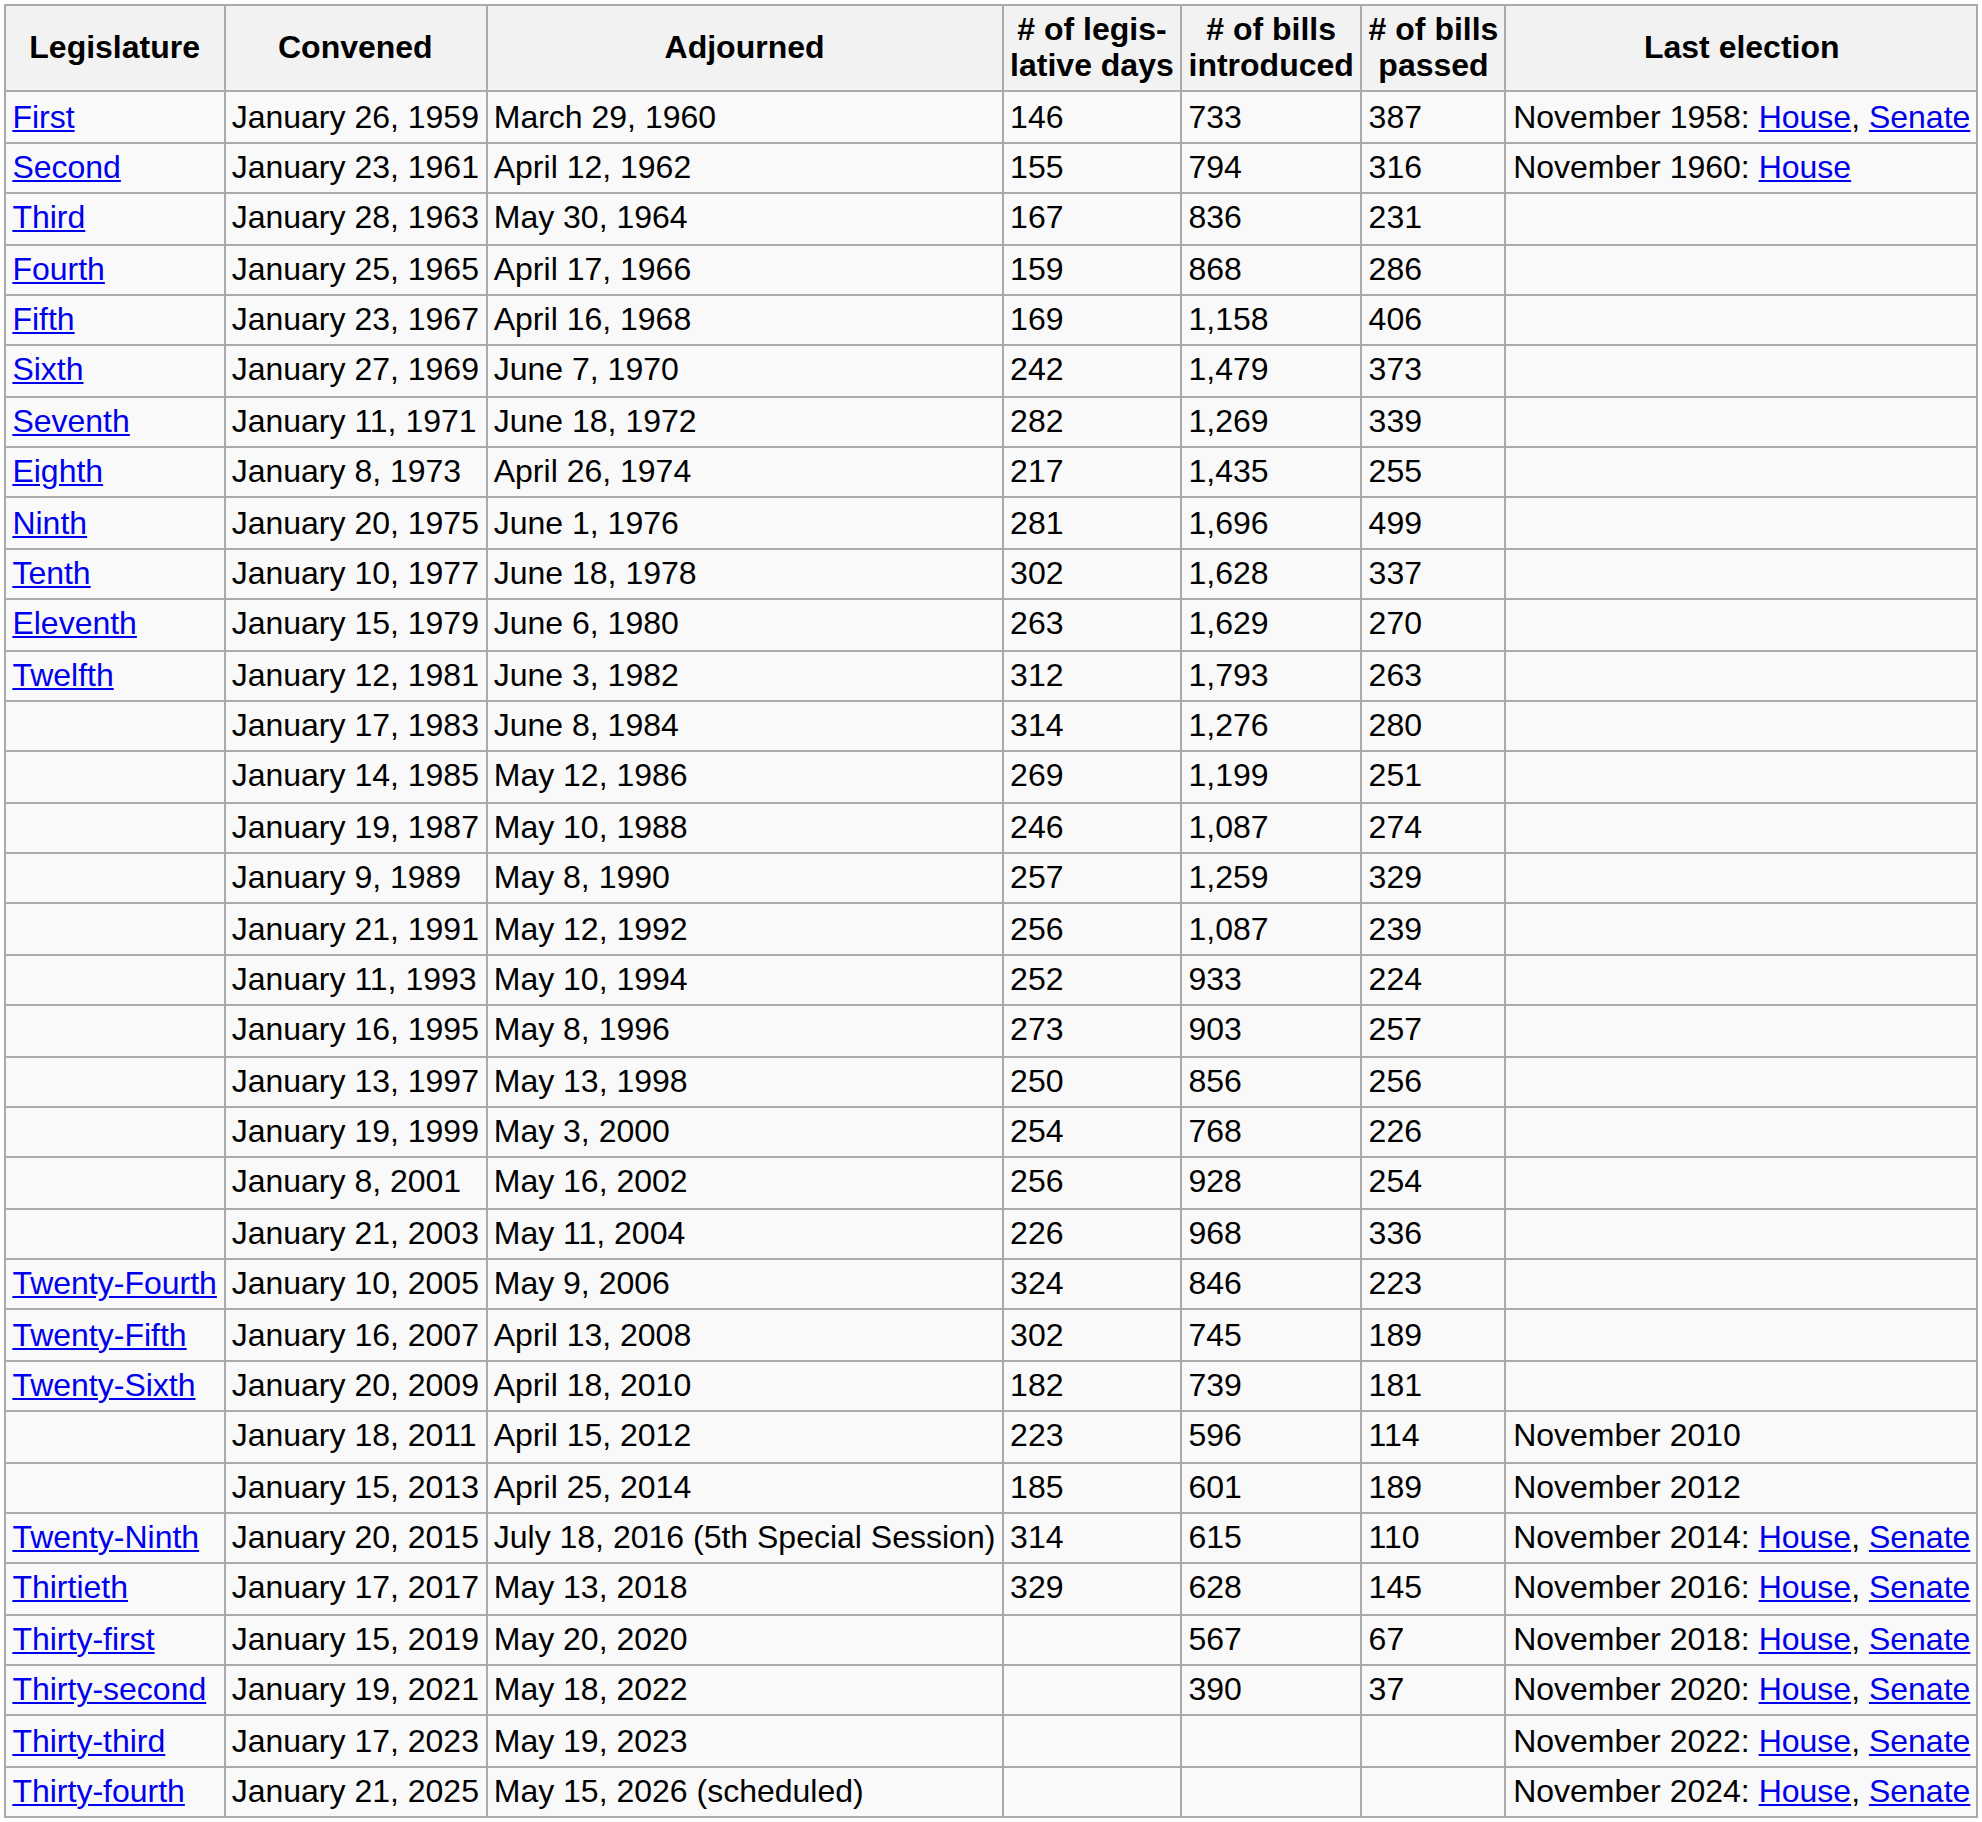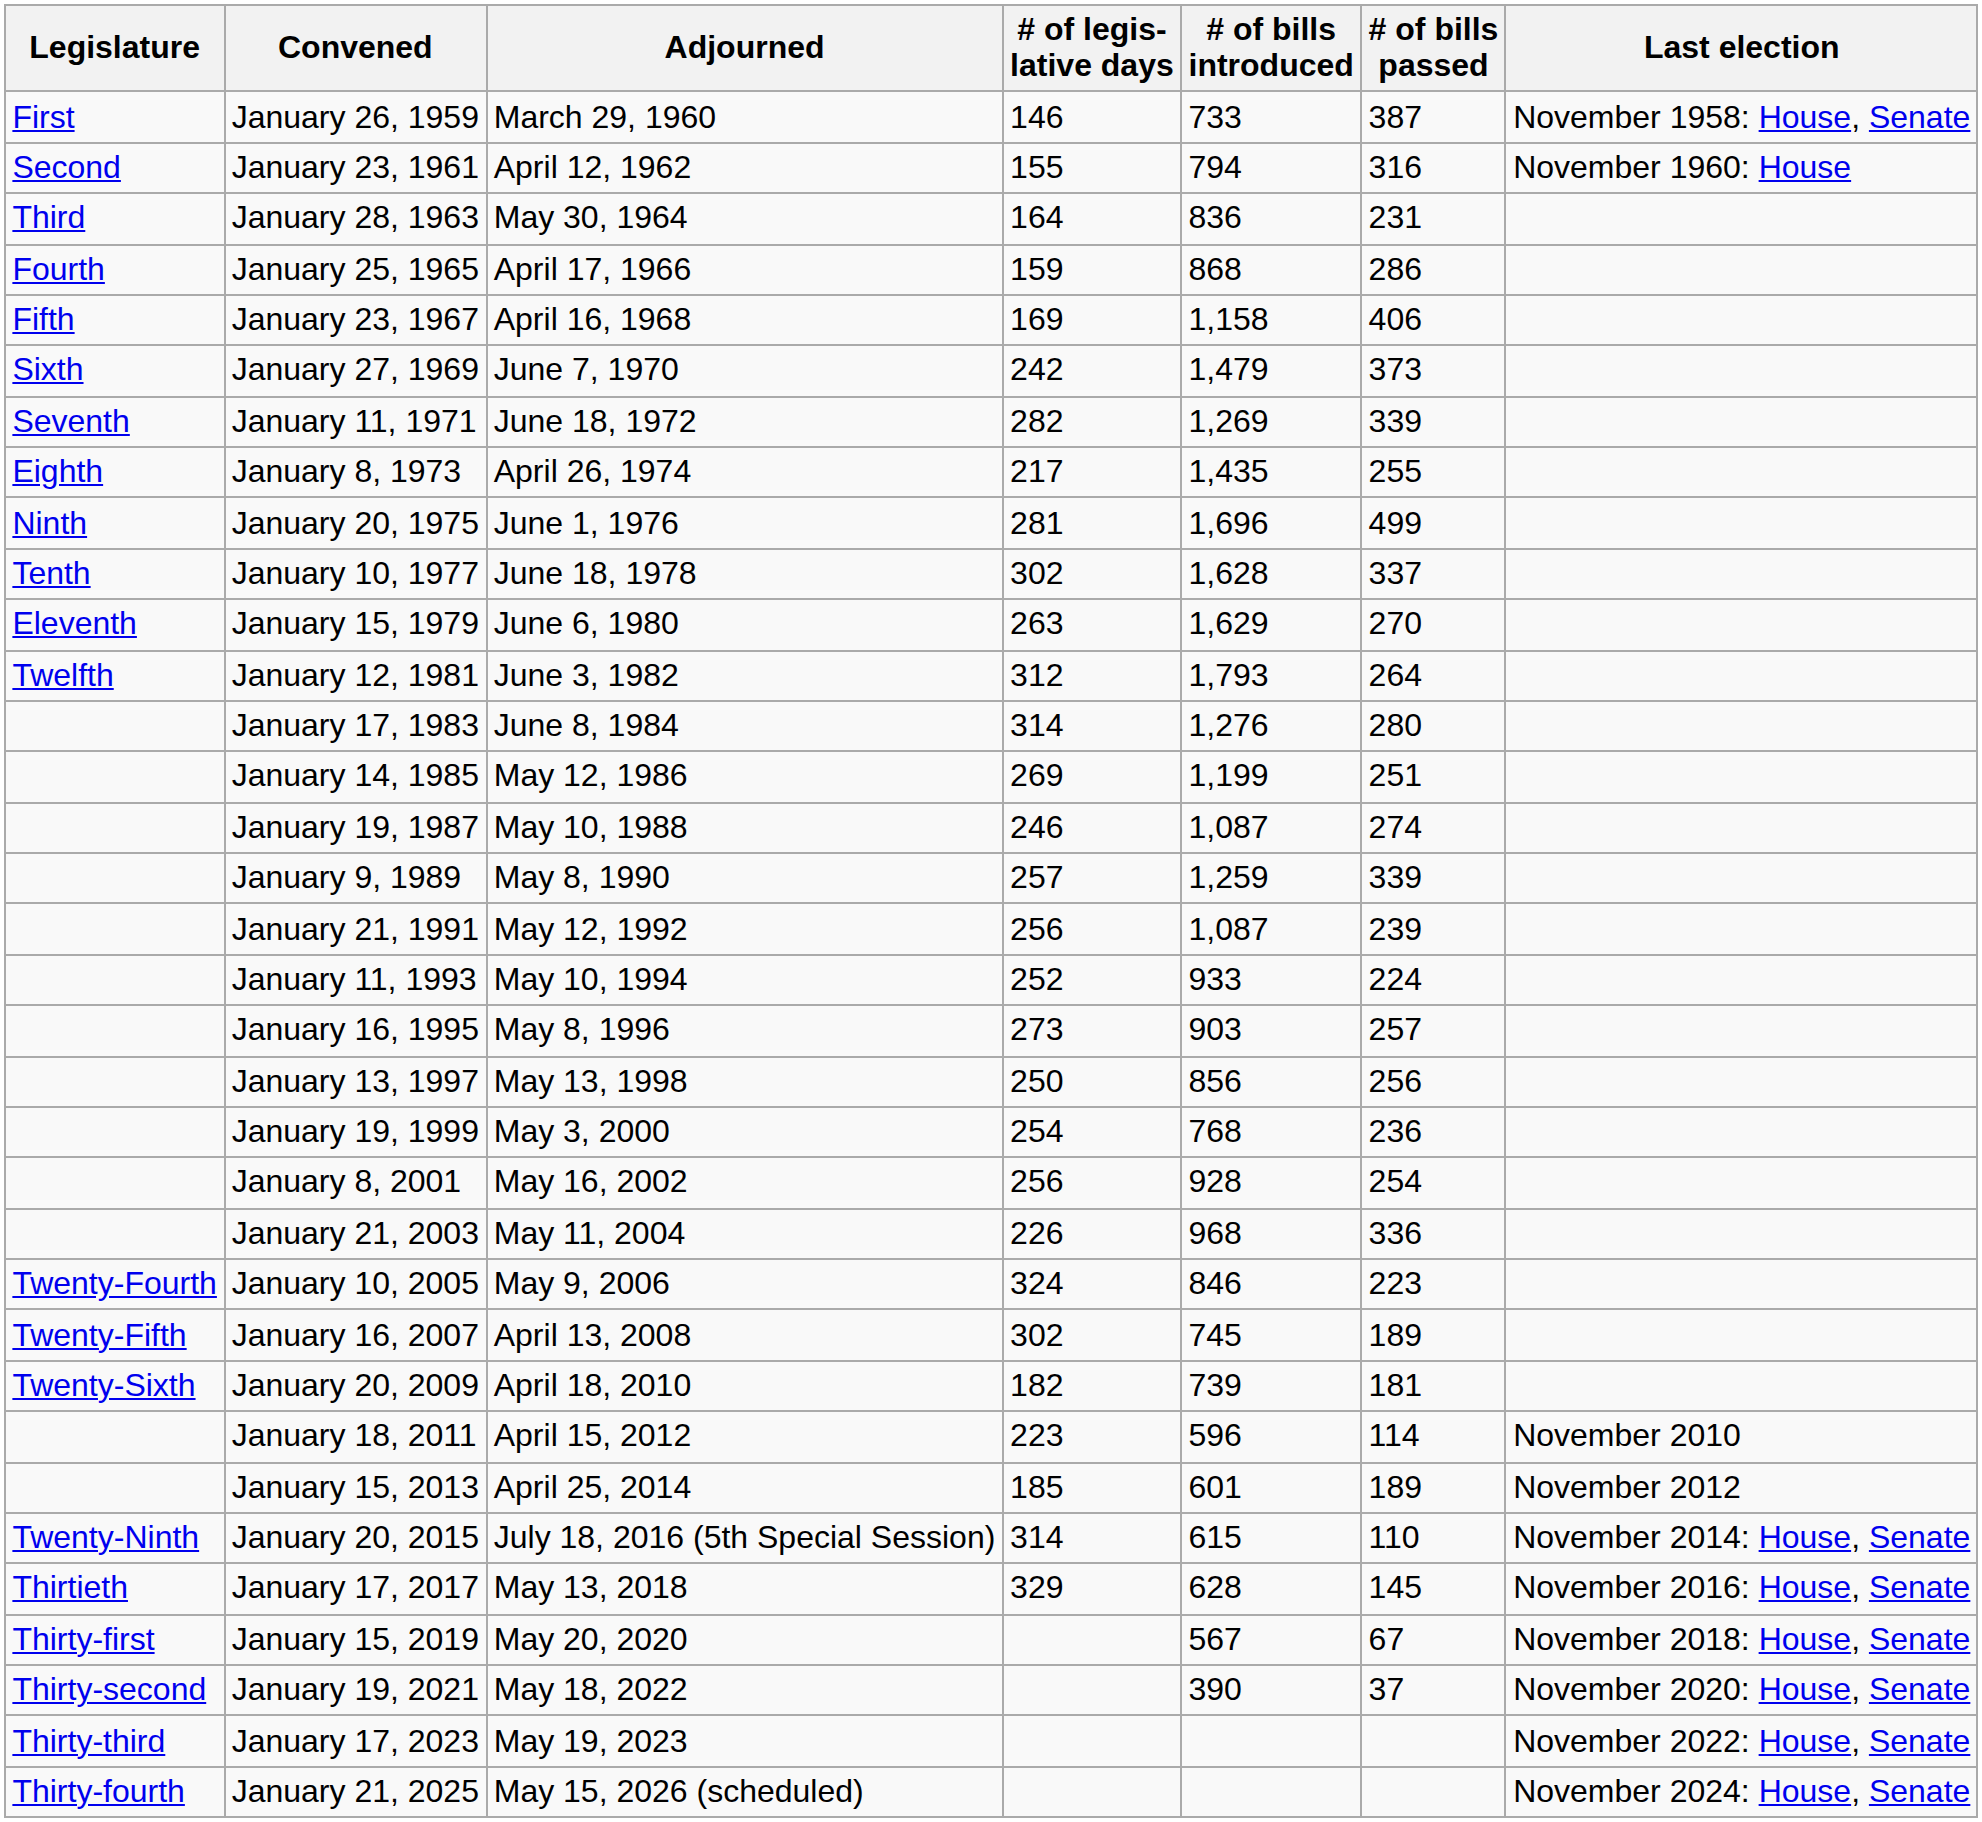(1037, 218) 167 -> (1037, 218) 164
(1395, 674) 263 -> (1395, 674) 264
(1395, 877) 329 -> (1395, 877) 339
(1395, 1131) 226 -> (1395, 1131) 236
